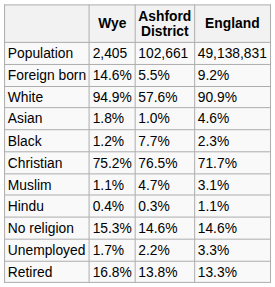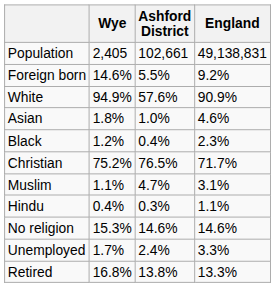(154, 141) 7.7% -> (154, 141) 0.4%
(154, 250) 2.2% -> (154, 250) 2.4%
